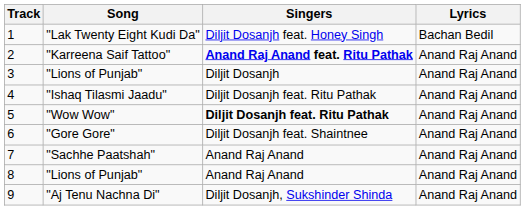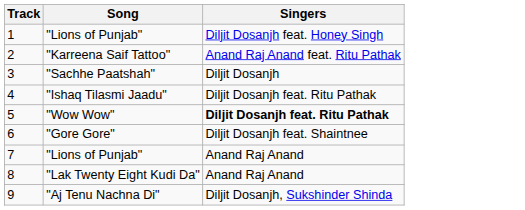- column: (468, 14)
(123, 34) "Lak Twenty Eight Kudi Da" -> (94, 34) "Lions of Punjab"
(309, 54) bold -> (303, 54) normal
(94, 74) "Lions of Punjab" -> (101, 74) "Sachhe Paatshah"
(101, 154) "Sachhe Paatshah" -> (94, 154) "Lions of Punjab"
(94, 174) "Lions of Punjab" -> (123, 174) "Lak Twenty Eight Kudi Da"
